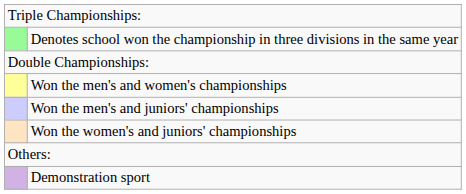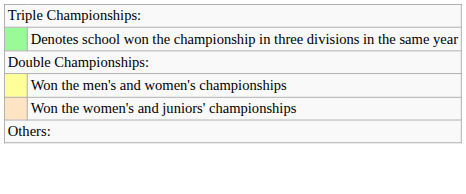- row: (155, 108)
- row: (90, 177)
